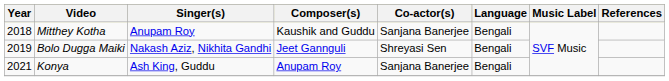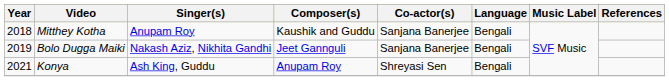(413, 48) Shreyasi Sen -> (425, 48) Sanjana Banerjee
(425, 66) Sanjana Banerjee -> (413, 66) Shreyasi Sen
